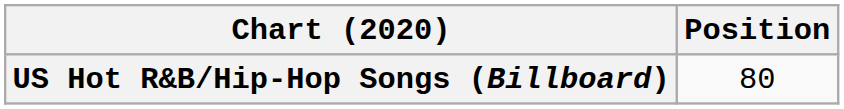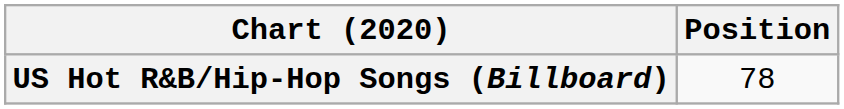(757, 80) 80 -> (757, 80) 78
